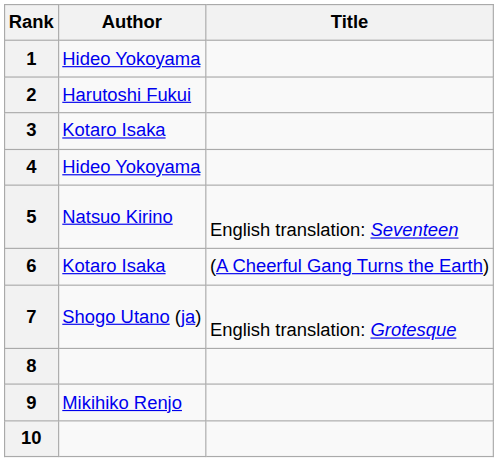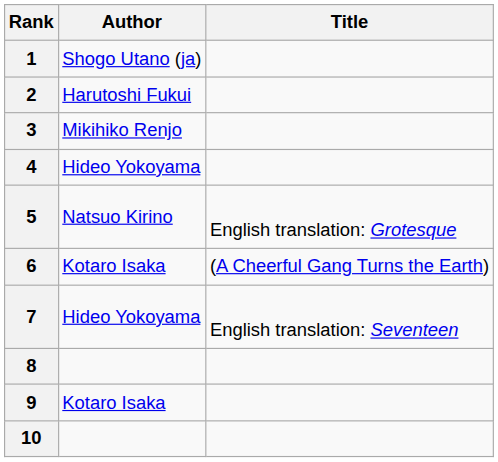(131, 58) Hideo Yokoyama -> (132, 58) Shogo Utano (ja)
(114, 130) Kotaro Isaka -> (122, 130) Mikihiko Renjo
(334, 230) English translation: Seventeen -> (333, 230) English translation: Grotesque
(132, 316) Shogo Utano (ja) -> (131, 316) Hideo Yokoyama
(333, 330) English translation: Grotesque -> (334, 330) English translation: Seventeen
(122, 402) Mikihiko Renjo -> (114, 402) Kotaro Isaka
